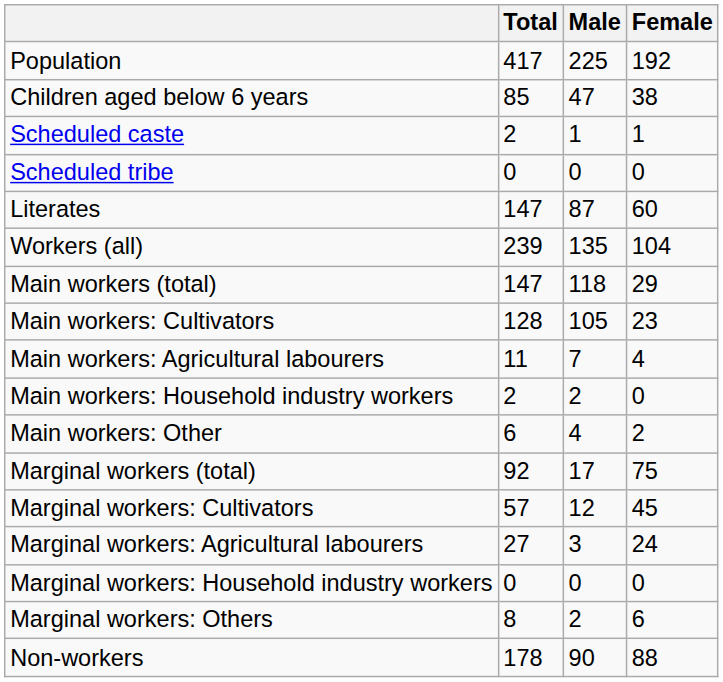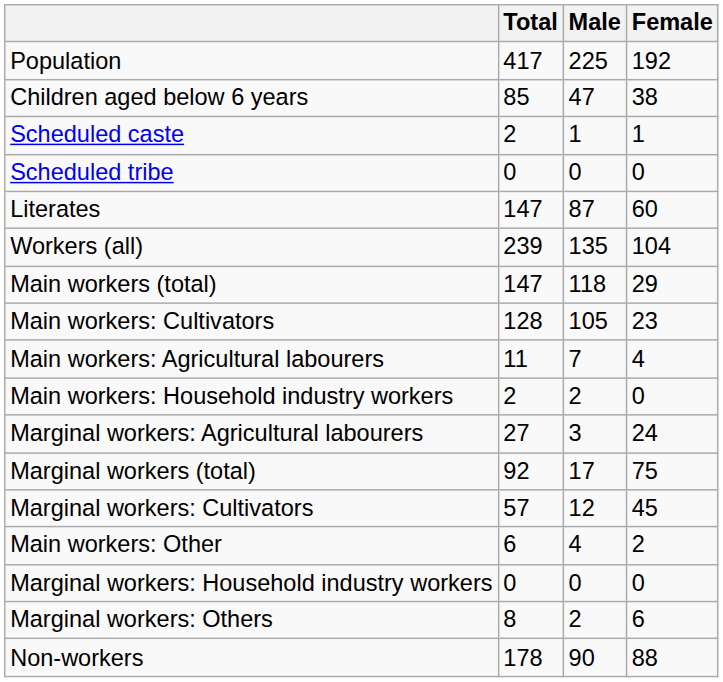rows swapped: (116, 433) <-> (217, 545)
